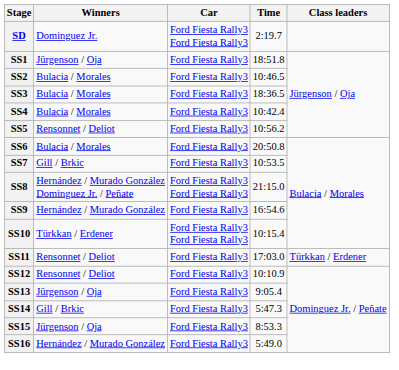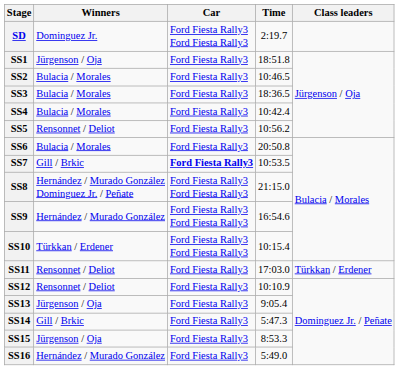(209, 163) normal -> (212, 163) bold
(209, 210) Ford Fiesta Rally3 -> (209, 216) Ford Fiesta Rally3 Ford Fiesta Rally3
